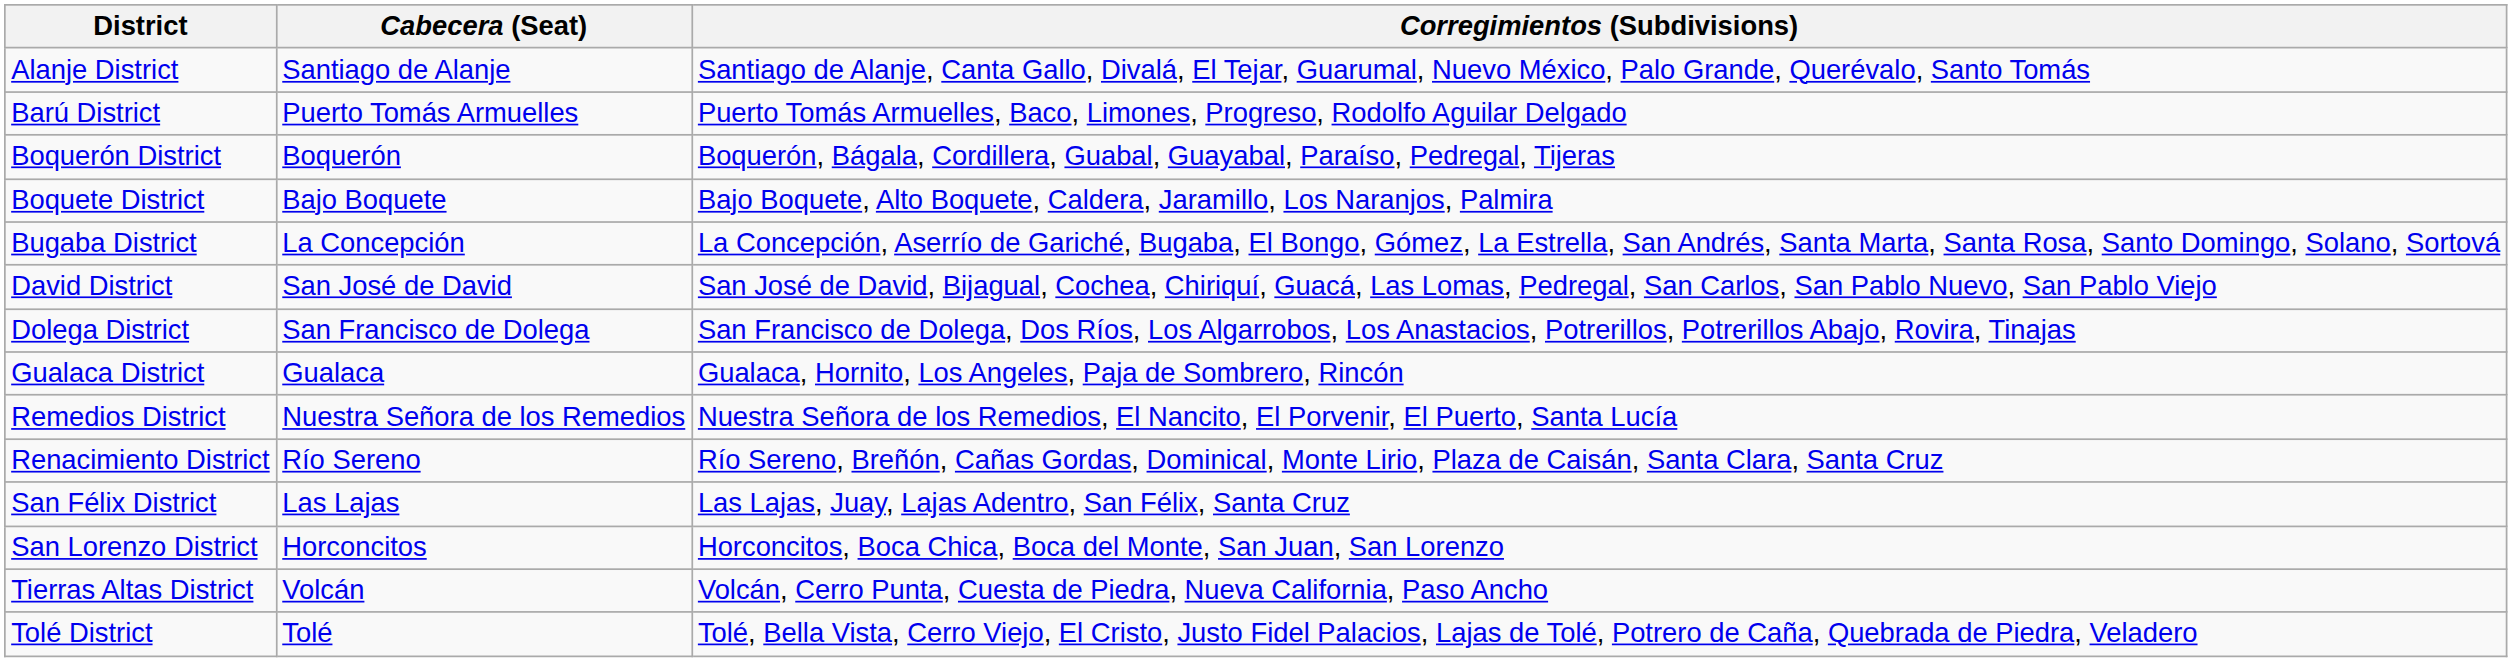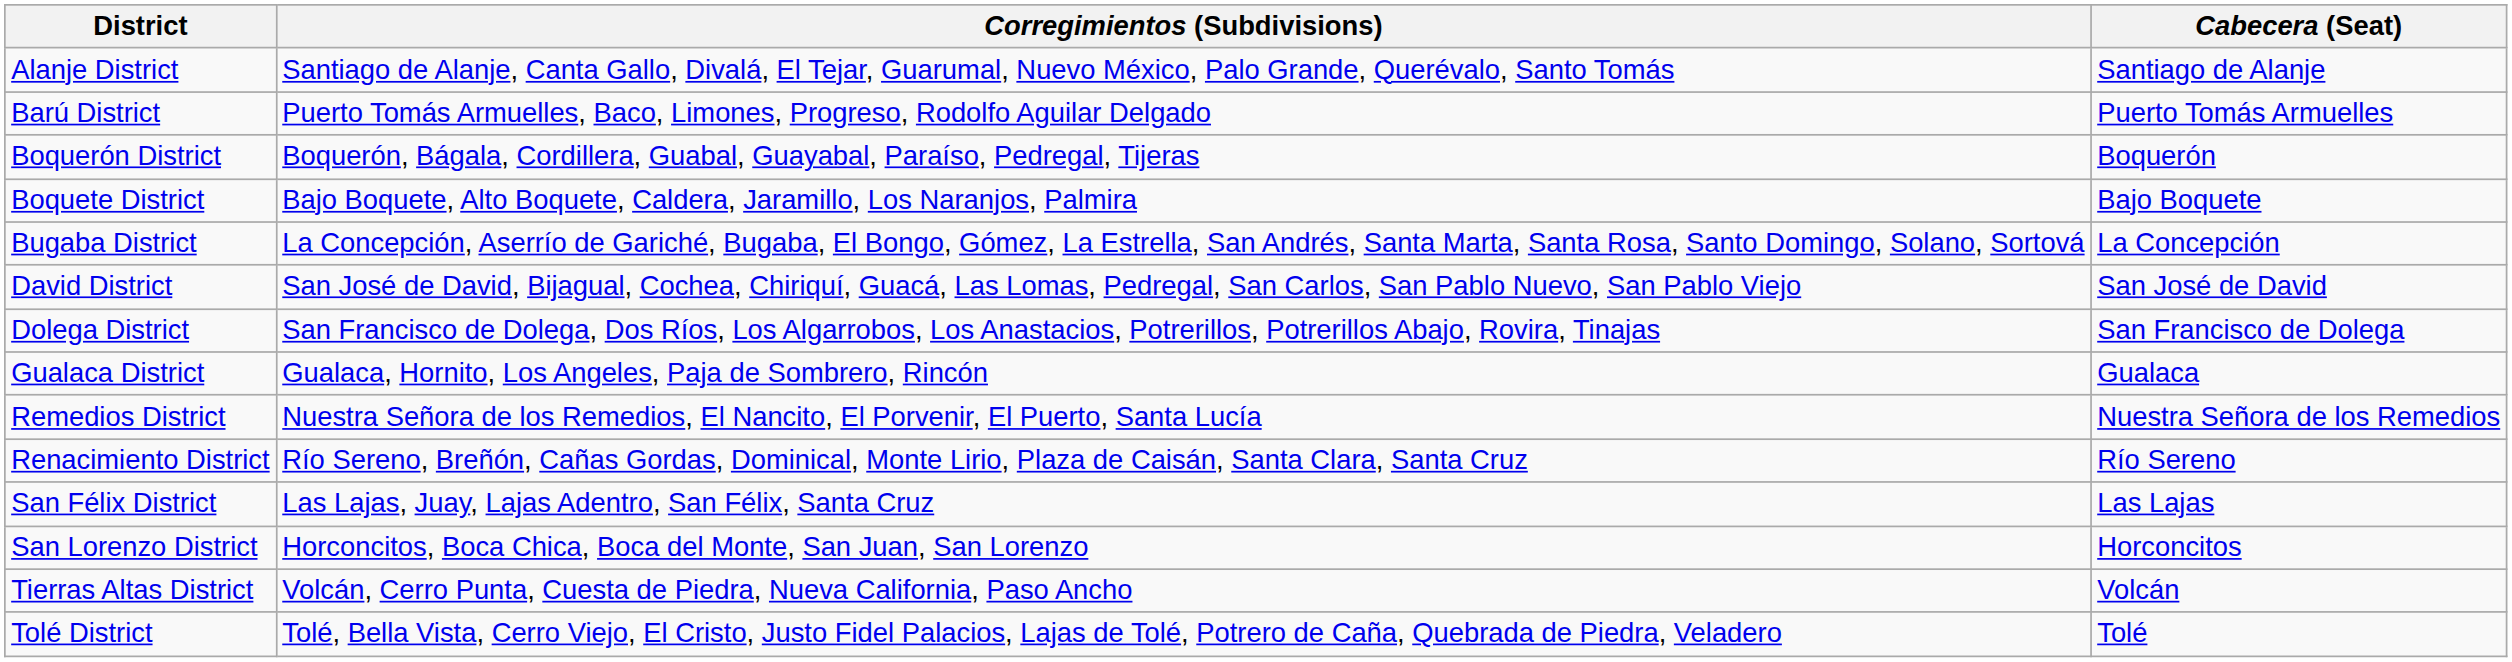columns swapped: (1599, 26) <-> (484, 26)
